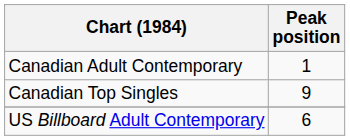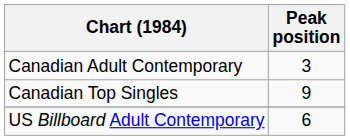(306, 65) 1 -> (306, 65) 3
